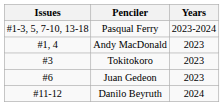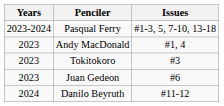columns swapped: (194, 12) <-> (48, 12)
